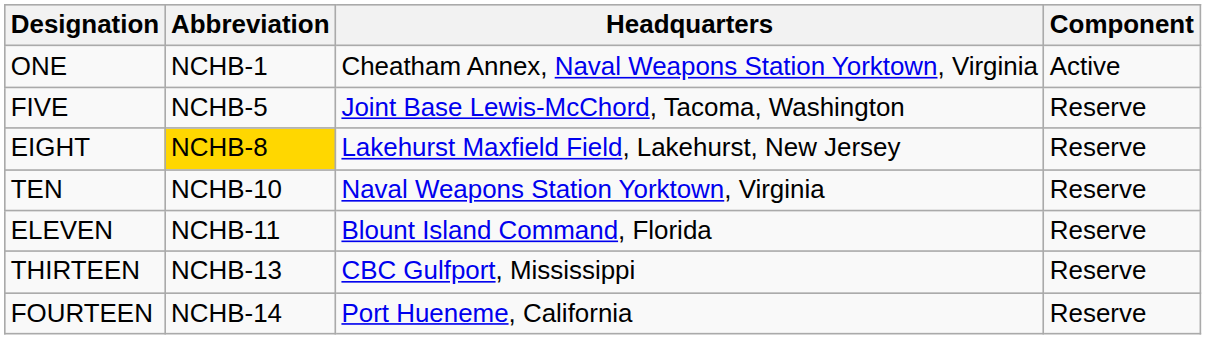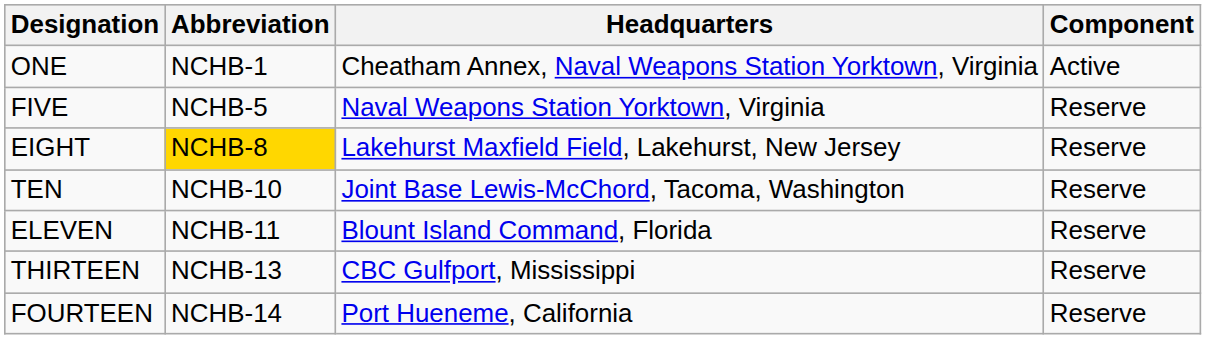(623, 107) Joint Base Lewis-McChord, Tacoma, Washington -> (583, 107) Naval Weapons Station Yorktown, Virginia
(583, 189) Naval Weapons Station Yorktown, Virginia -> (623, 189) Joint Base Lewis-McChord, Tacoma, Washington
